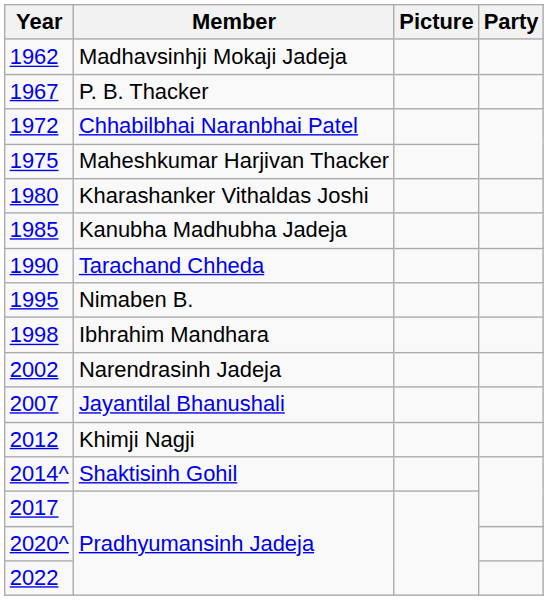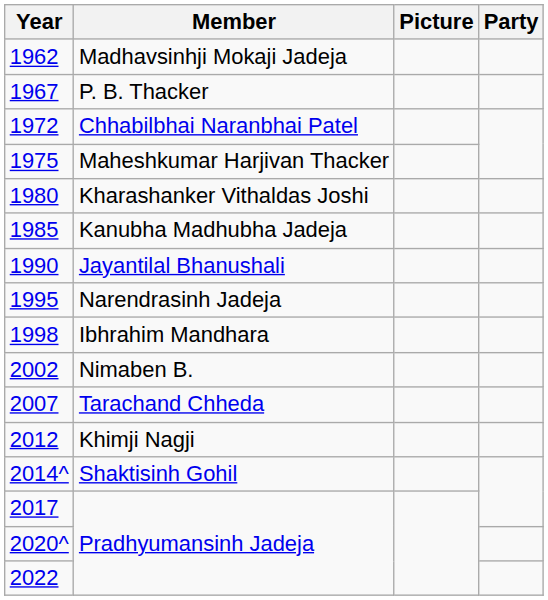(172, 265) Tarachand Chheda -> (182, 265) Jayantilal Bhanushali
(136, 299) Nimaben B. -> (180, 299) Narendrasinh Jadeja
(180, 369) Narendrasinh Jadeja -> (136, 369) Nimaben B.
(182, 404) Jayantilal Bhanushali -> (172, 404) Tarachand Chheda
